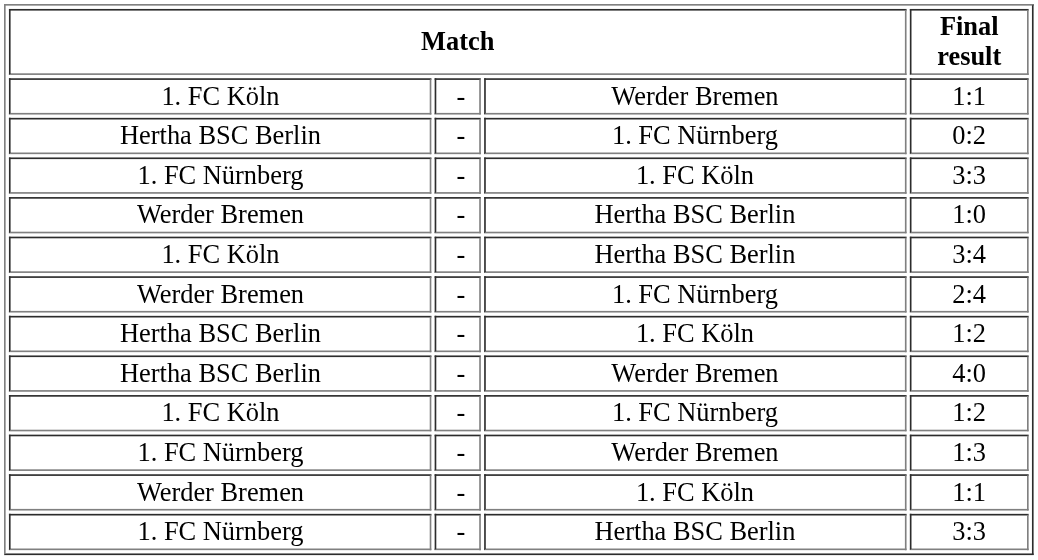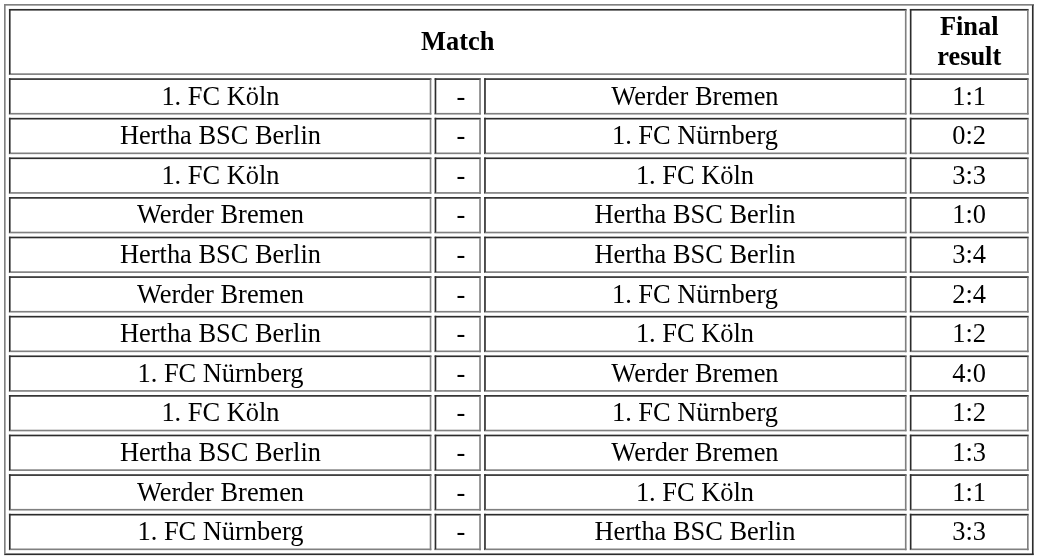(220, 175) 1. FC Nürnberg -> (220, 175) 1. FC Köln
(220, 254) 1. FC Köln -> (220, 254) Hertha BSC Berlin
(220, 373) Hertha BSC Berlin -> (220, 373) 1. FC Nürnberg
(220, 452) 1. FC Nürnberg -> (220, 452) Hertha BSC Berlin
